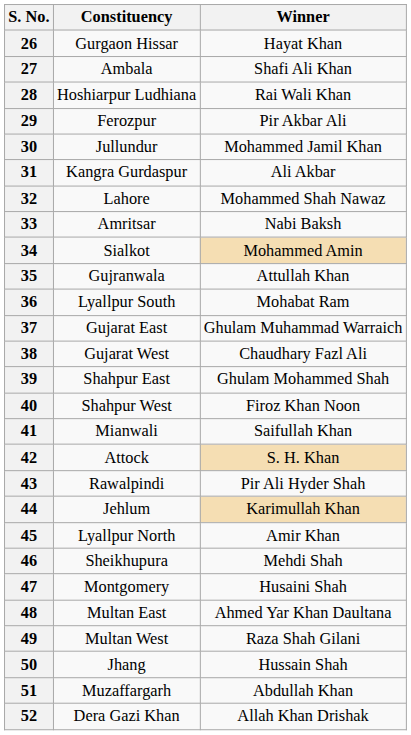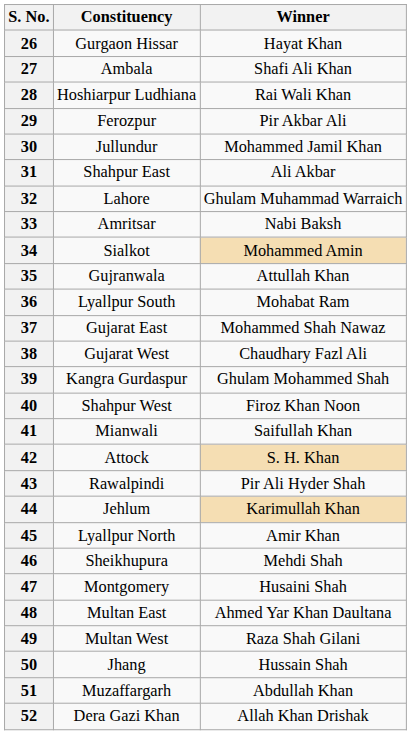(127, 172) Kangra Gurdaspur -> (127, 172) Shahpur East
(303, 198) Mohammed Shah Nawaz -> (303, 198) Ghulam Muhammad Warraich
(303, 328) Ghulam Muhammad Warraich -> (303, 328) Mohammed Shah Nawaz
(127, 379) Shahpur East -> (127, 379) Kangra Gurdaspur
